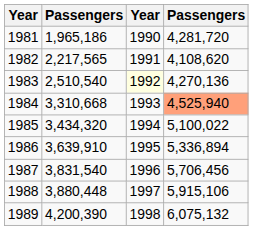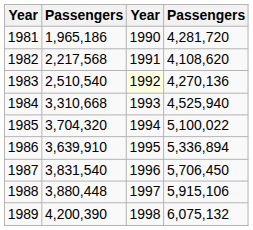(76, 59) 2,217,565 -> (76, 59) 2,217,568
(198, 103) lightsalmon background -> (198, 103) no background
(76, 125) 3,434,320 -> (76, 125) 3,704,320
(198, 170) 5,706,456 -> (198, 170) 5,706,450
